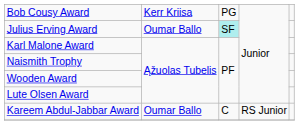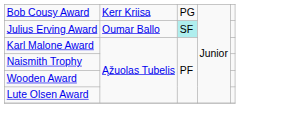- row: (73, 111)
